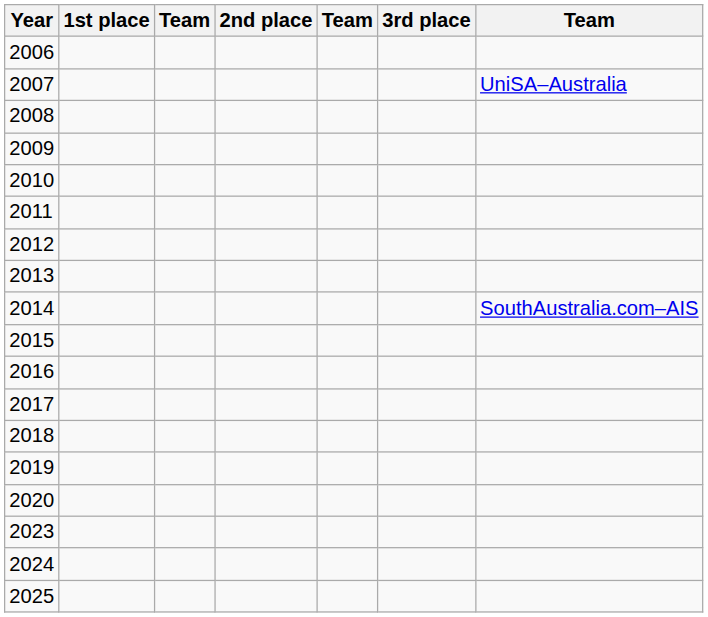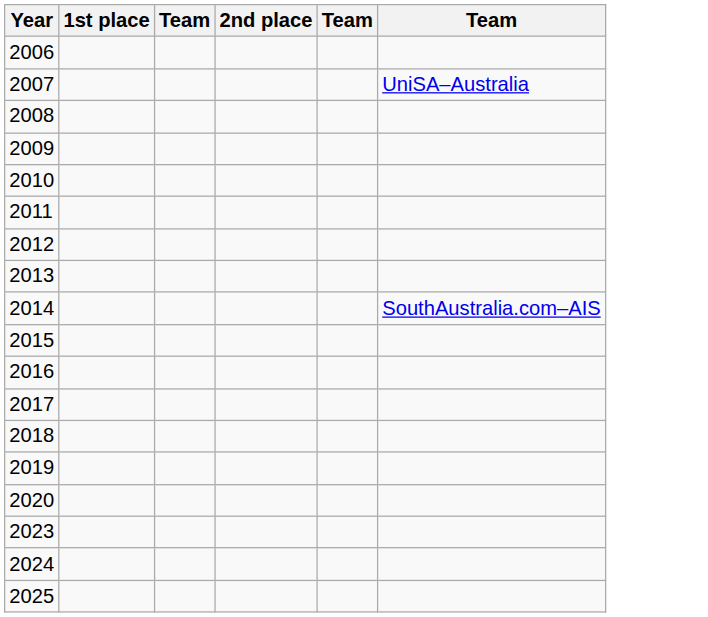- column: (426, 20)
